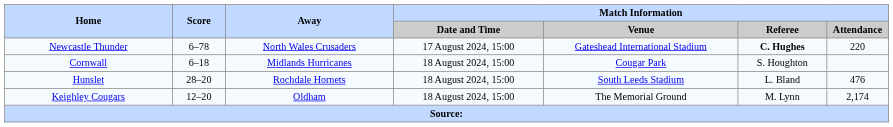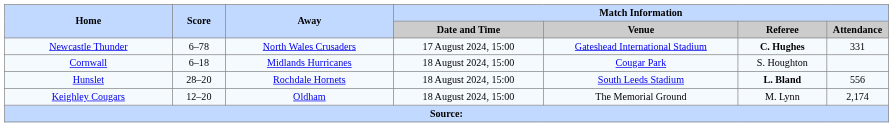(857, 46) 220 -> (857, 46) 331
(782, 80) normal -> (782, 80) bold
(857, 80) 476 -> (857, 80) 556
